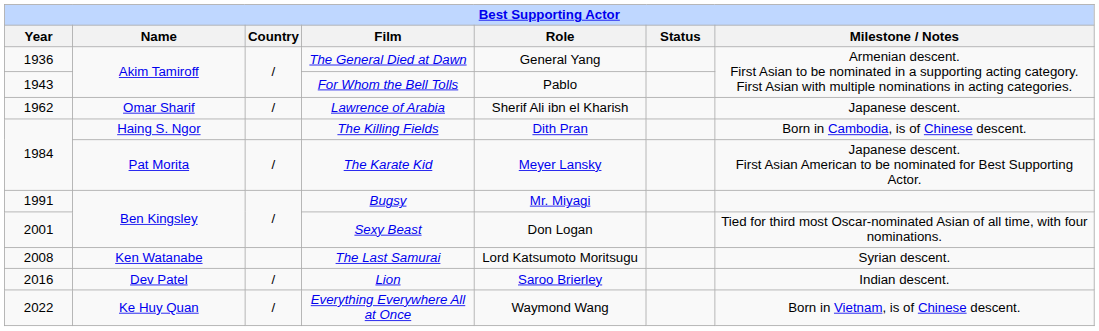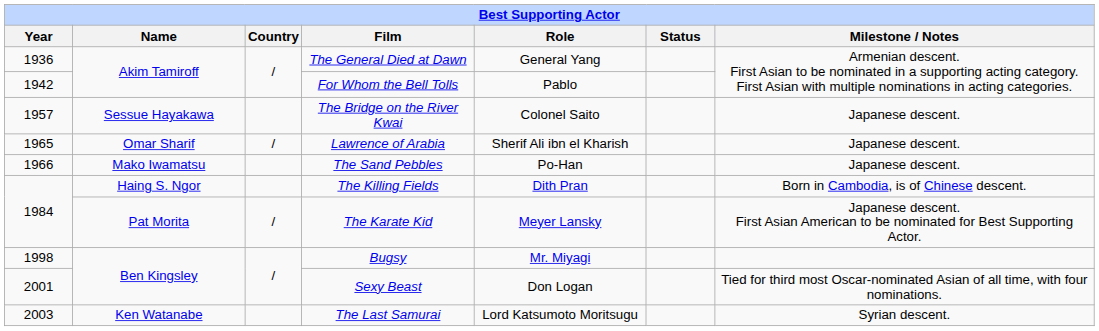(39, 84) 1943 -> (39, 84) 1942
+ row: (388, 115)
(39, 108) 1962 -> (39, 144) 1965
+ row: (388, 165)
(39, 201) 1991 -> (39, 258) 1998
(39, 258) 2008 -> (39, 315) 2003
- row: (388, 279)
- row: (388, 307)
